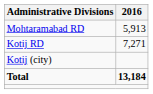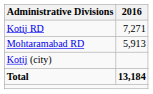rows swapped: (25, 44) <-> (45, 28)
